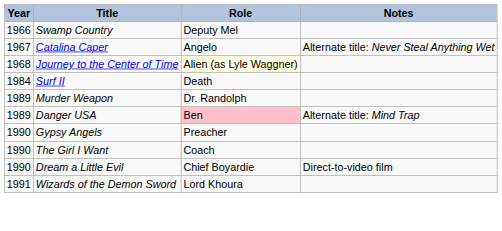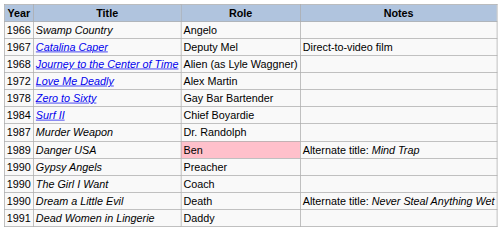(211, 30) Deputy Mel -> (200, 30) Angelo
(200, 47) Angelo -> (211, 47) Deputy Mel
(399, 47) Alternate title: Never Steal Anything Wet -> (348, 47) Direct-to-video film
(241, 64) lightyellow background -> (241, 64) no background
+ row: (75, 81)
+ row: (66, 99)
(198, 81) Death -> (219, 116) Chief Boyardie
(19, 99) 1989 -> (19, 133) 1987
(219, 167) Chief Boyardie -> (198, 201) Death
(348, 167) Direct-to-video film -> (399, 201) Alternate title: Never Steal Anything Wet
- row: (106, 184)
+ row: (95, 218)
